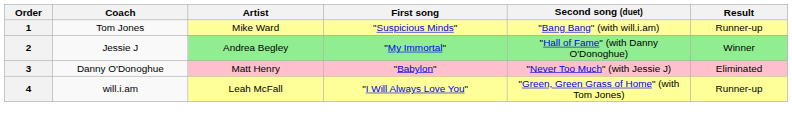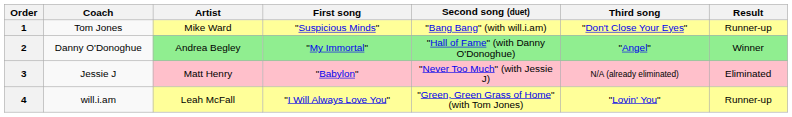+ column: (635, 12)
(120, 48) Jessie J -> (98, 48) Danny O'Donoghue
(120, 68) Danny O'Donoghue -> (98, 74) Jessie J
